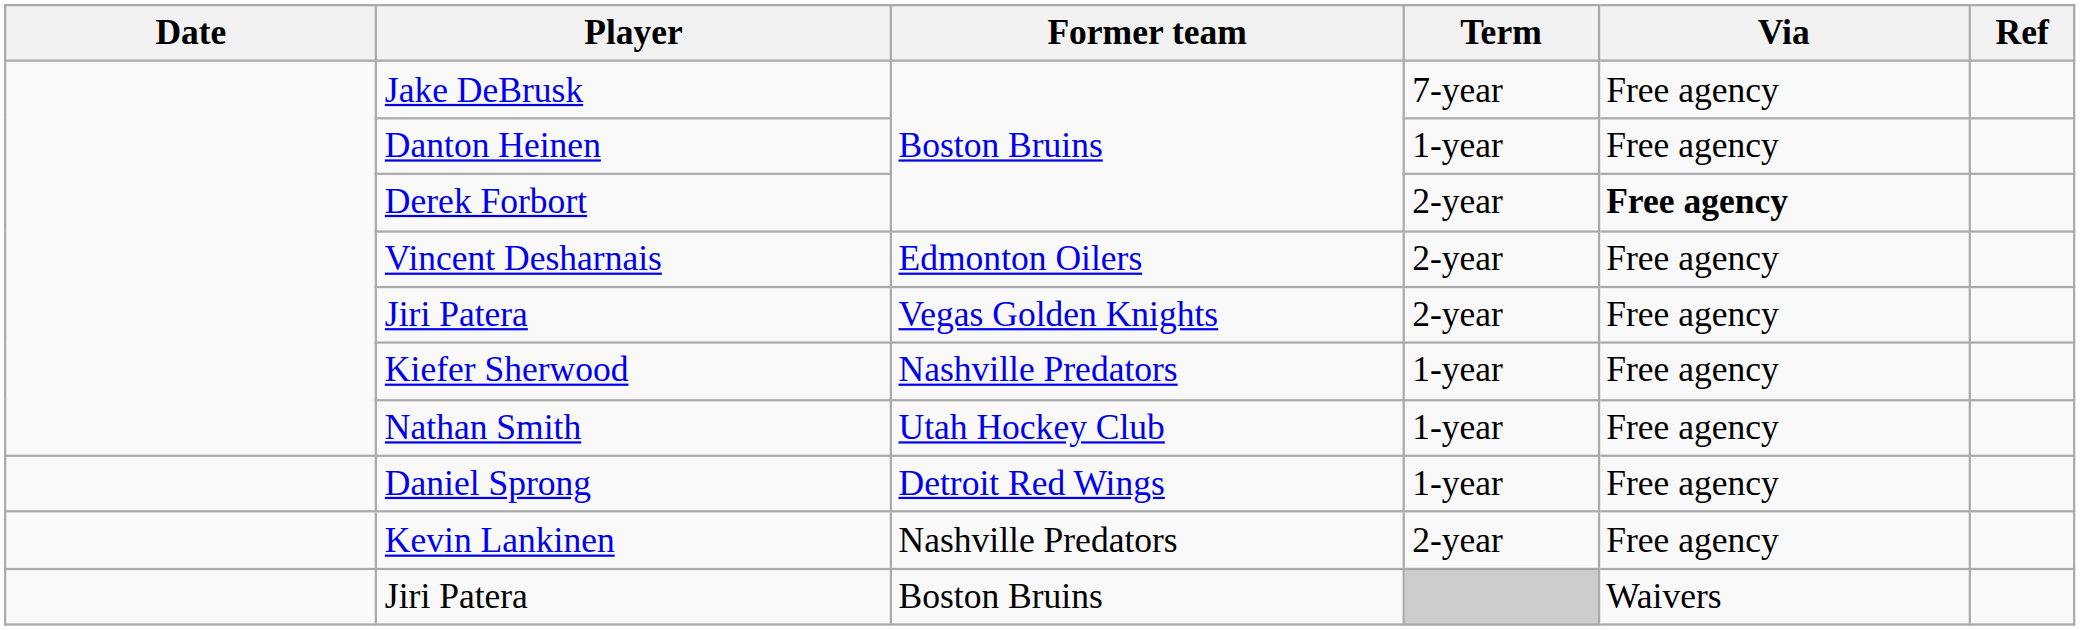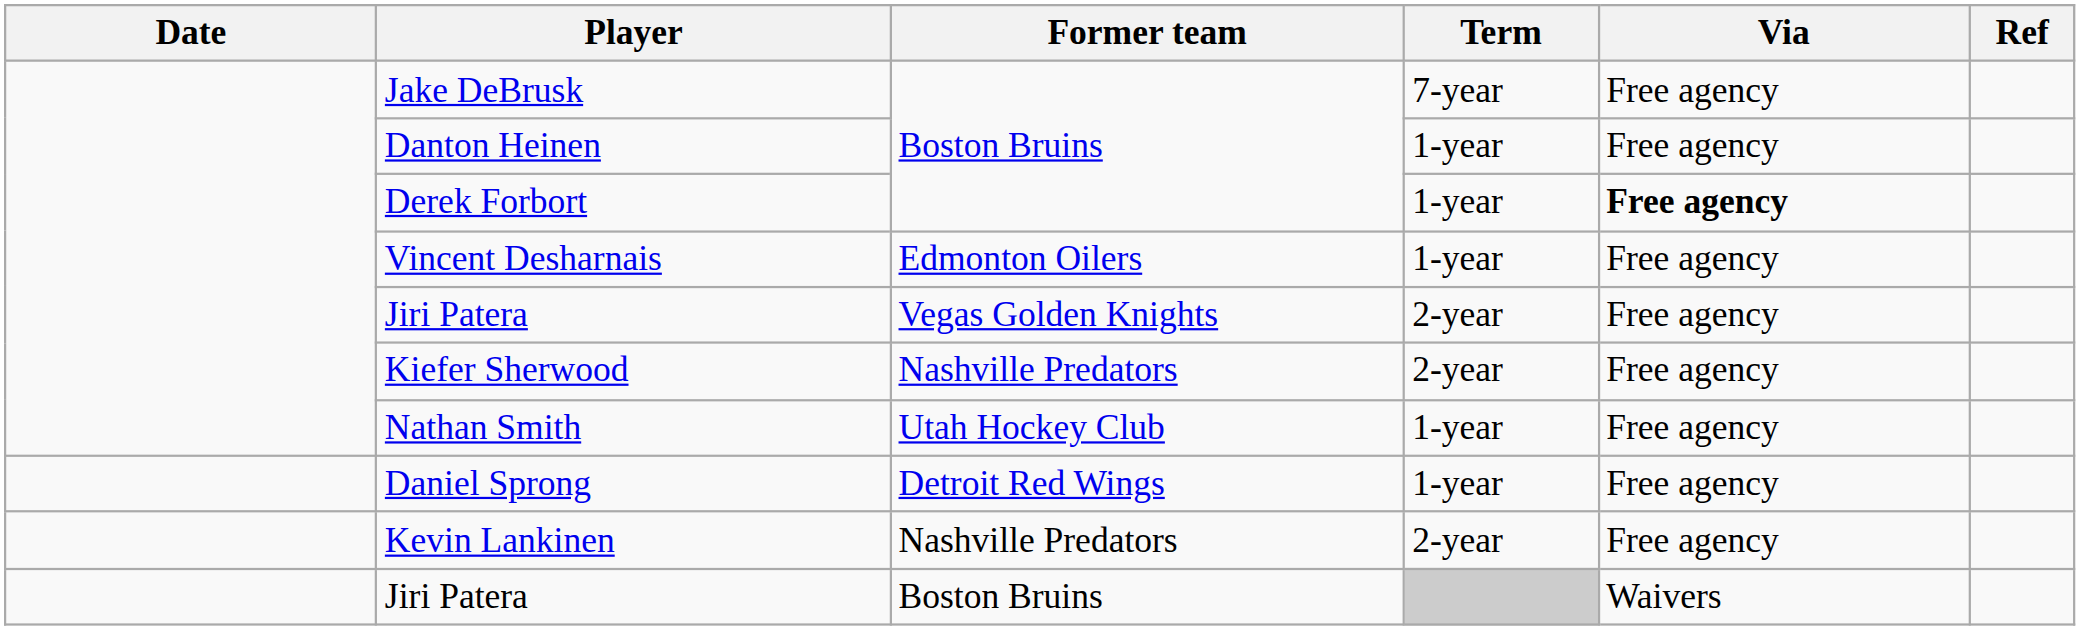(1458, 201) 2-year -> (1458, 201) 1-year
(1458, 257) 2-year -> (1458, 257) 1-year
(1458, 370) 1-year -> (1458, 370) 2-year
